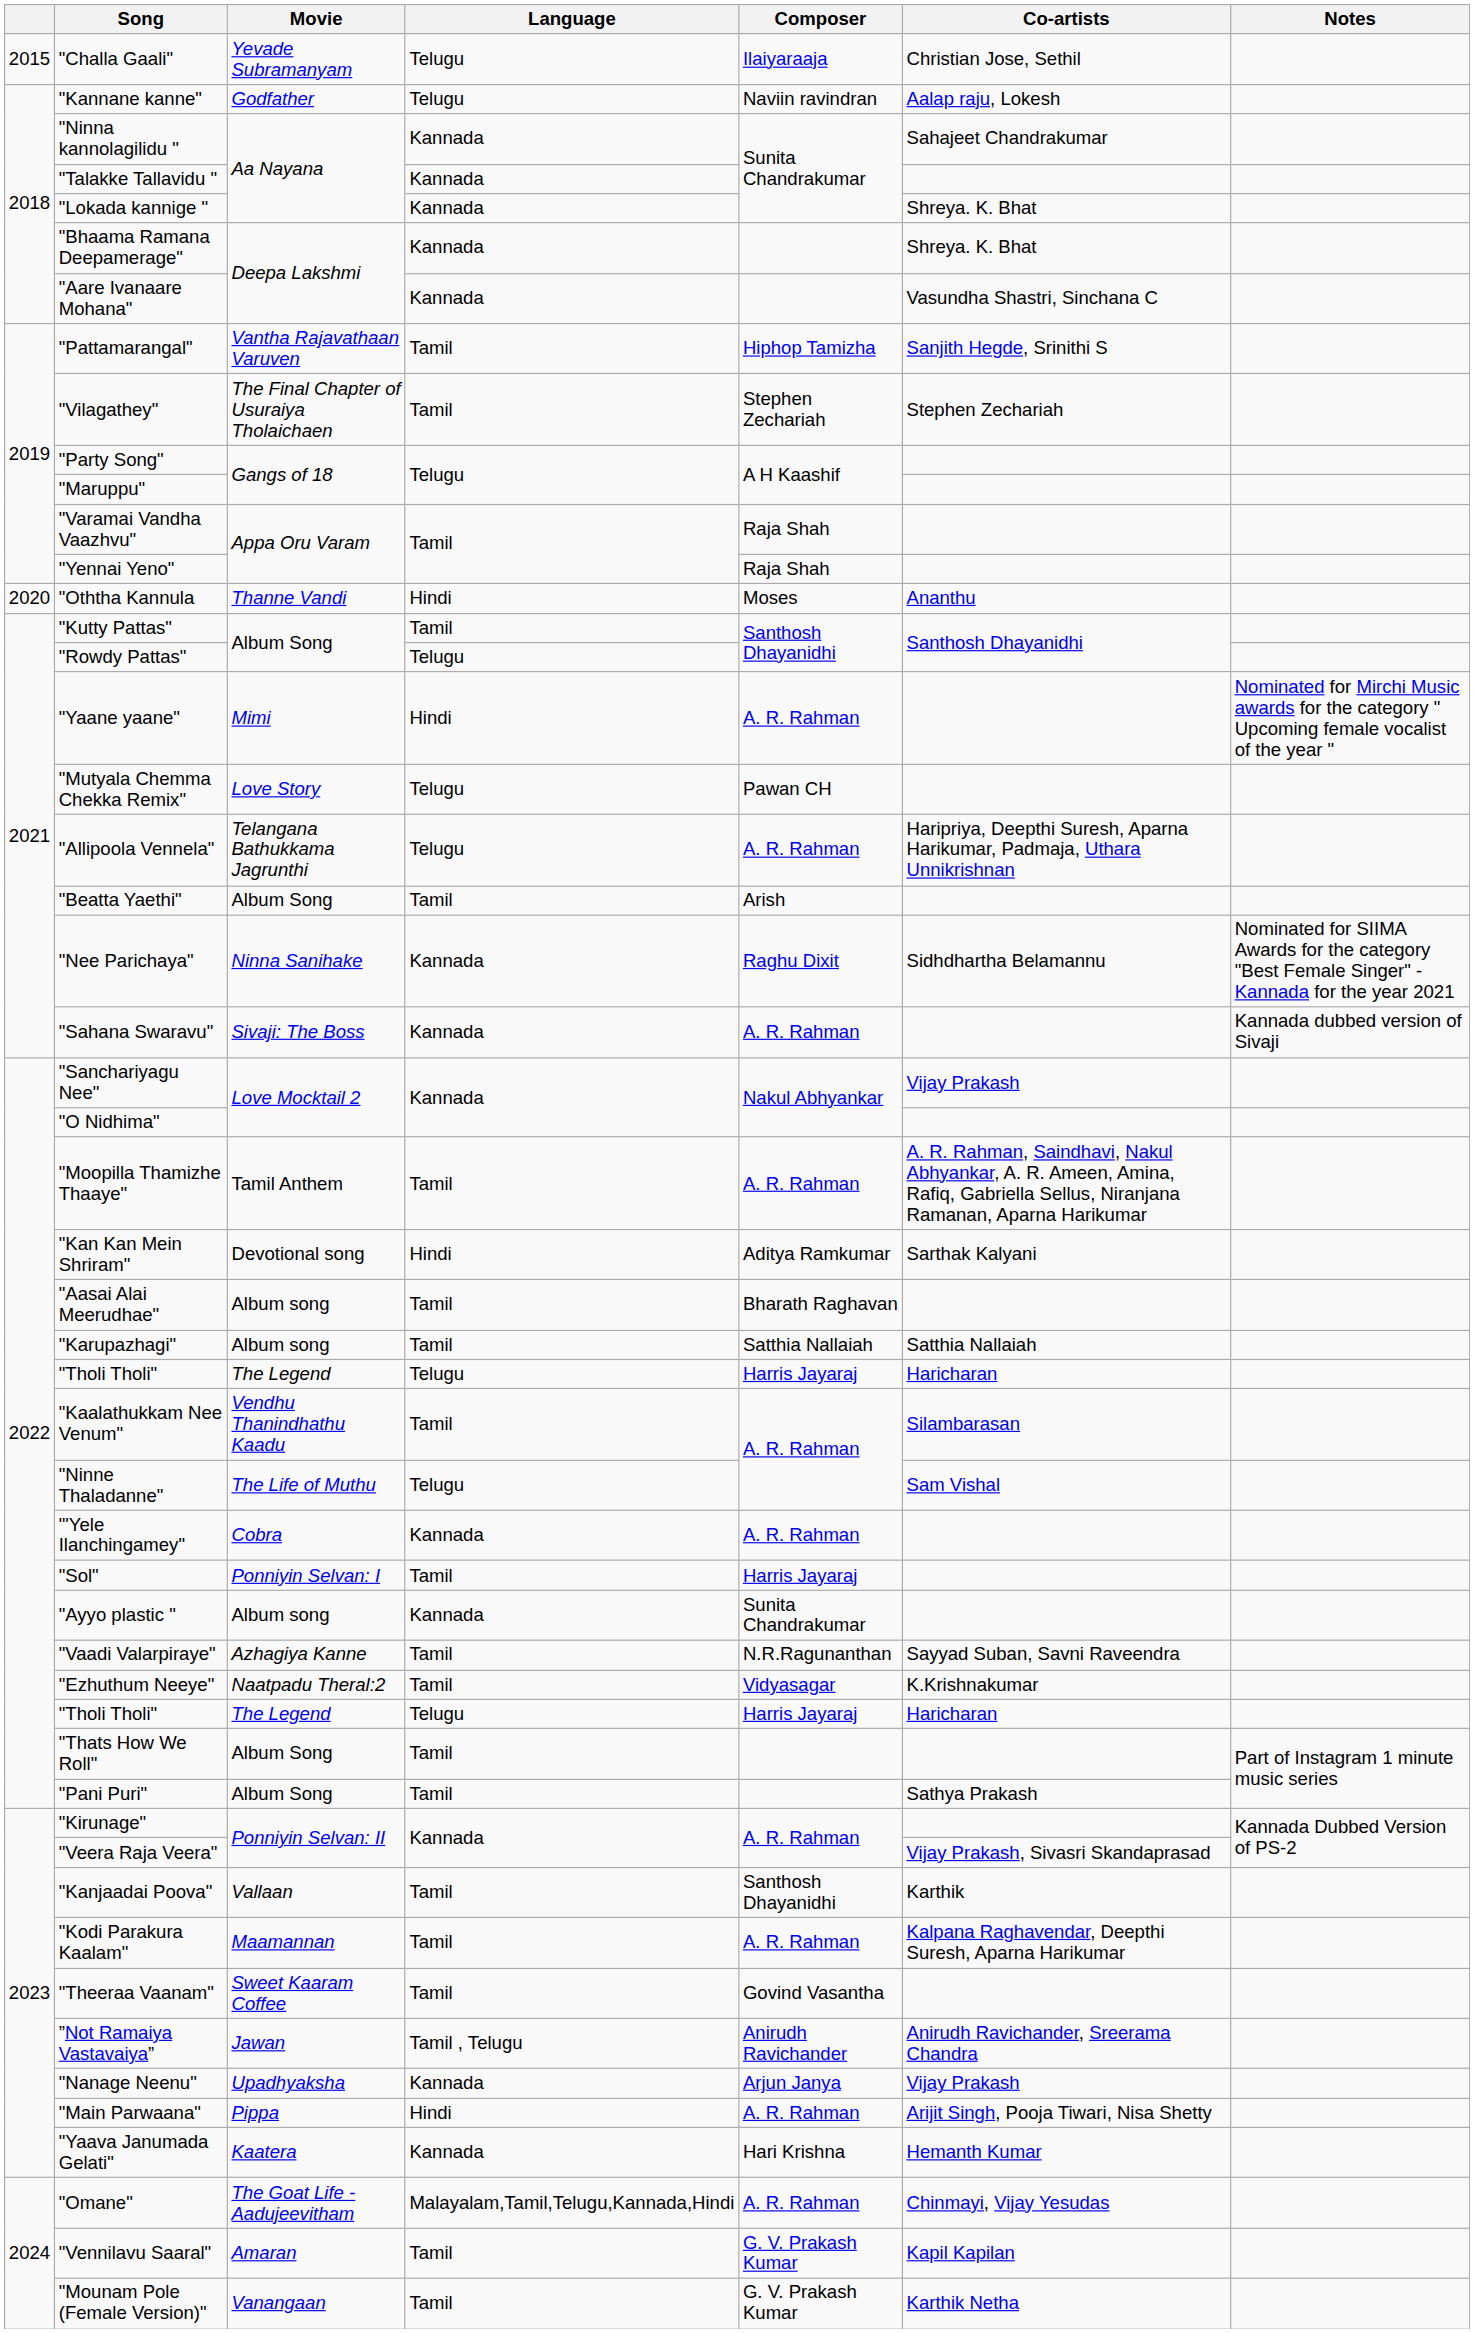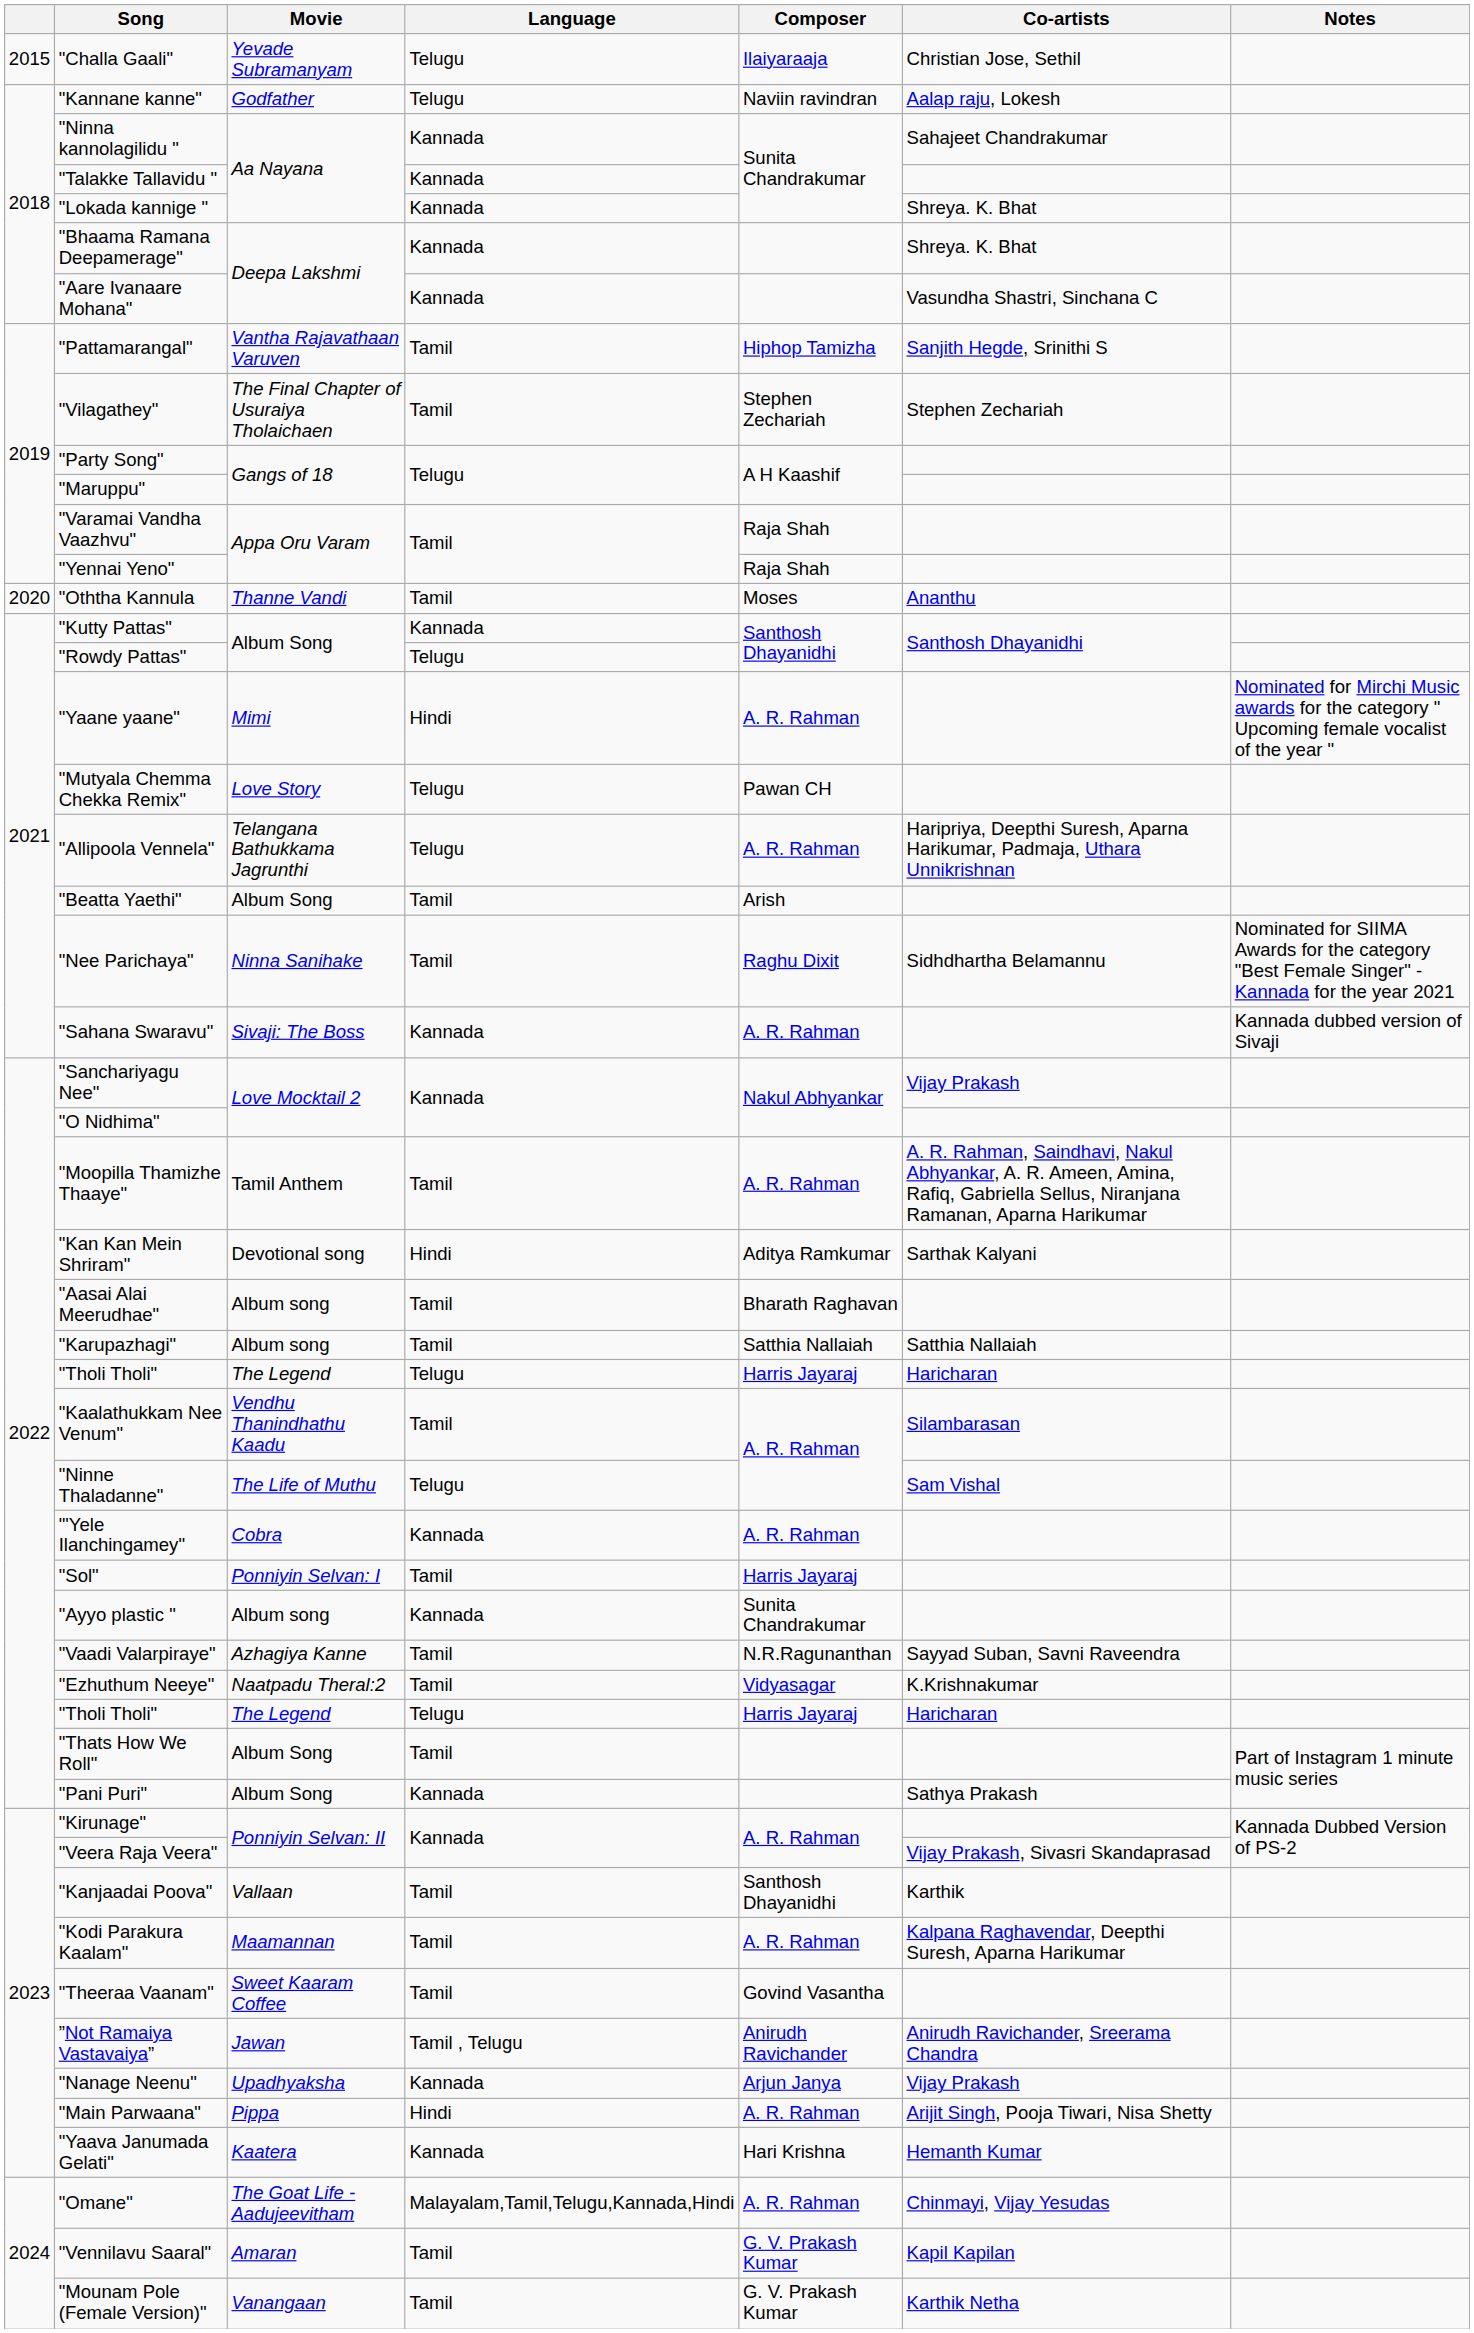(431, 598) Hindi -> (431, 598) Tamil
(431, 627) Tamil -> (447, 627) Kannada
(447, 960) Kannada -> (431, 960) Tamil
(431, 1793) Tamil -> (447, 1793) Kannada
